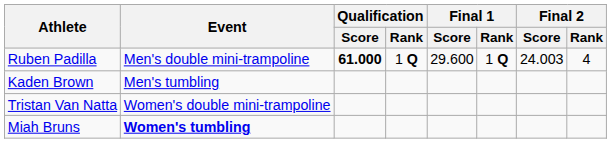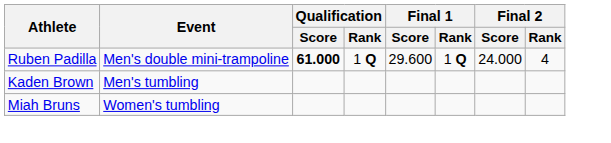(542, 60) 24.003 -> (500, 60) 24.000
- row: (62, 105)
(187, 127) bold -> (161, 105) normal
